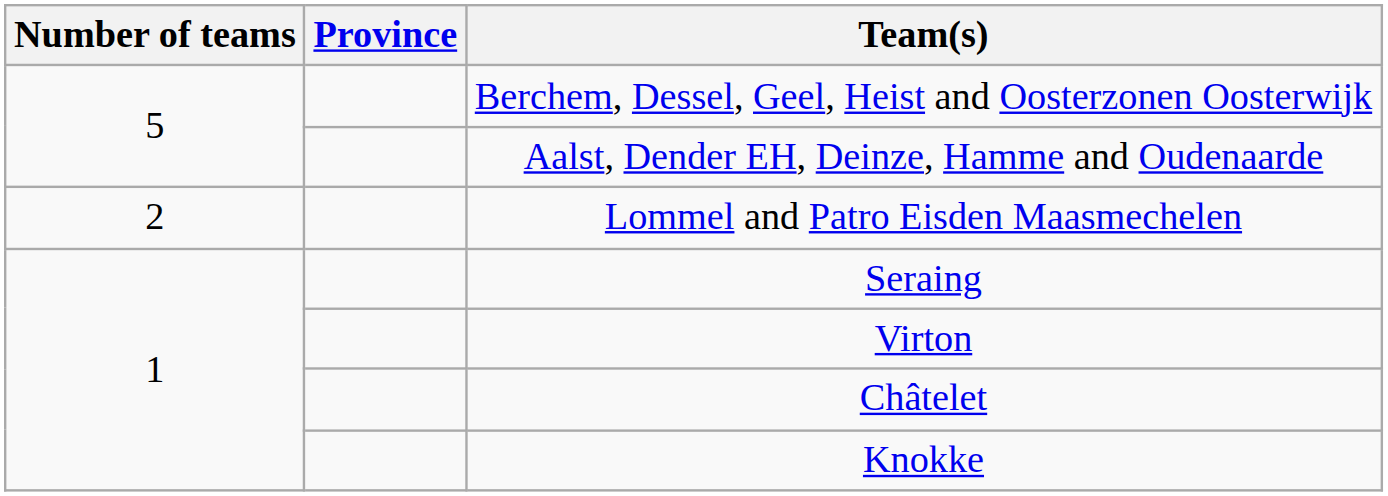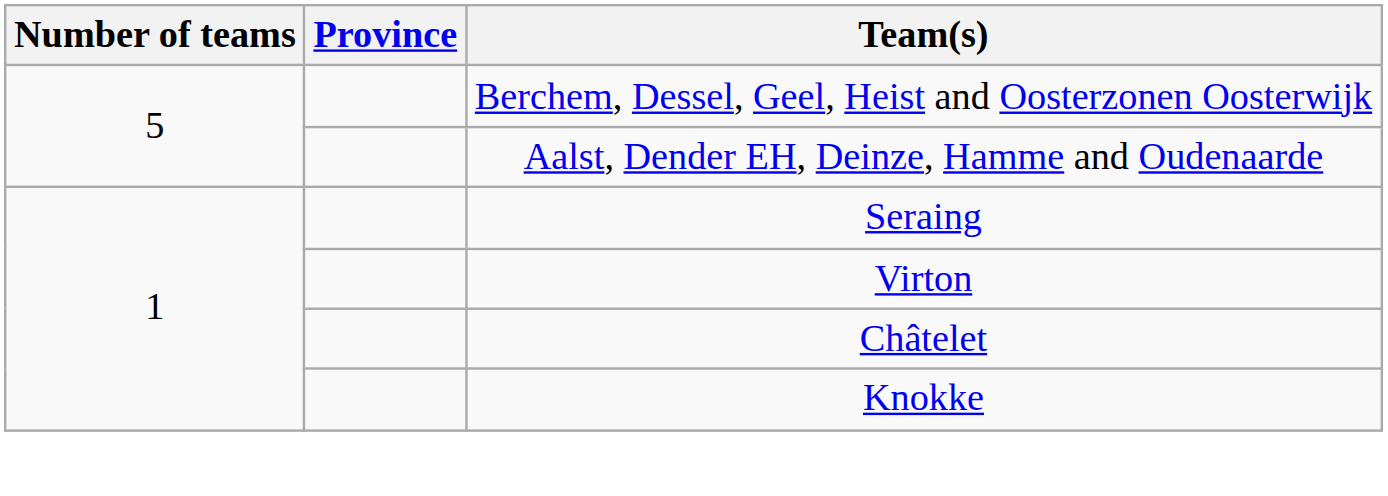- row: (923, 216)
